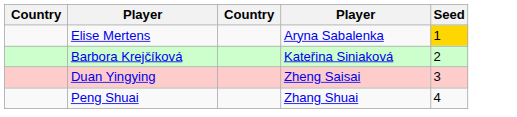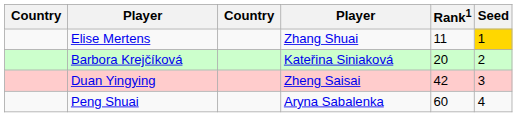+ column: (453, 16)
(334, 35) Aryna Sabalenka -> (321, 39) Zhang Shuai
(321, 98) Zhang Shuai -> (334, 101) Aryna Sabalenka
